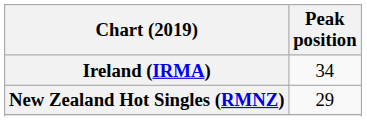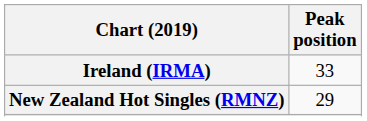(325, 70) 34 -> (325, 70) 33
